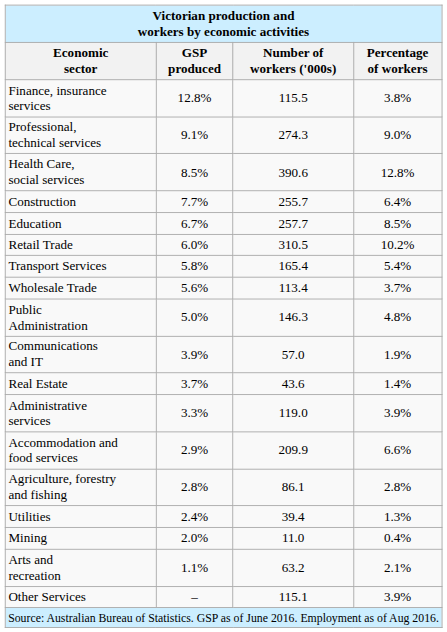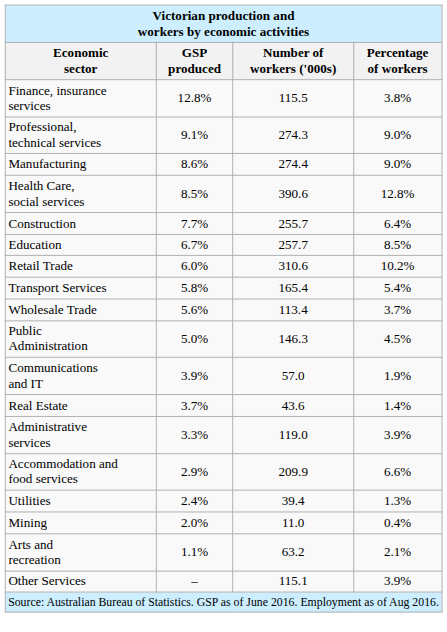+ row: (47, 164)
(293, 244) 310.5 -> (293, 266) 310.6
(398, 317) 4.8% -> (398, 339) 4.5%
- row: (62, 487)
